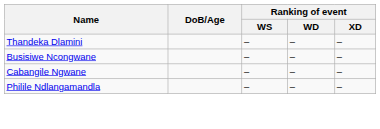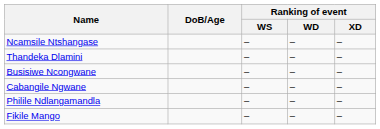+ row: (52, 42)
+ row: (33, 116)
